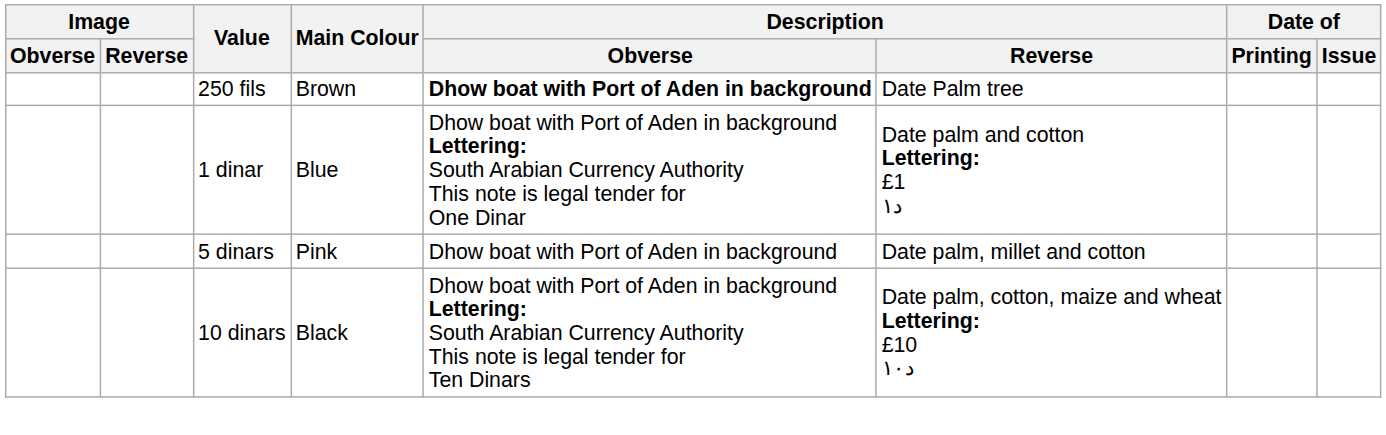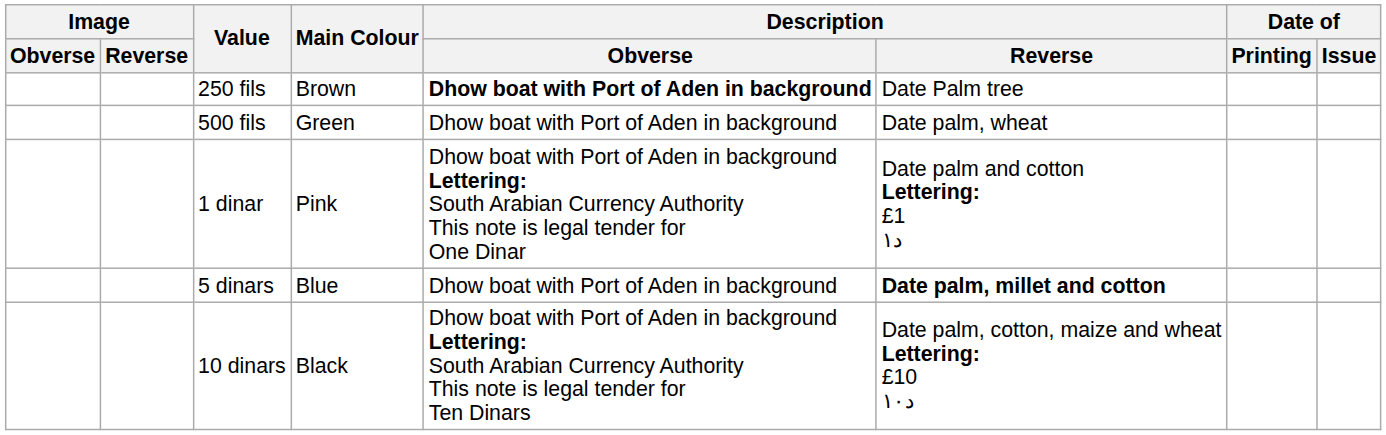+ row: (232, 123)
(317, 170) Blue -> (316, 204) Pink
(316, 251) Pink -> (317, 285) Blue
(1014, 251) normal -> (1024, 285) bold
